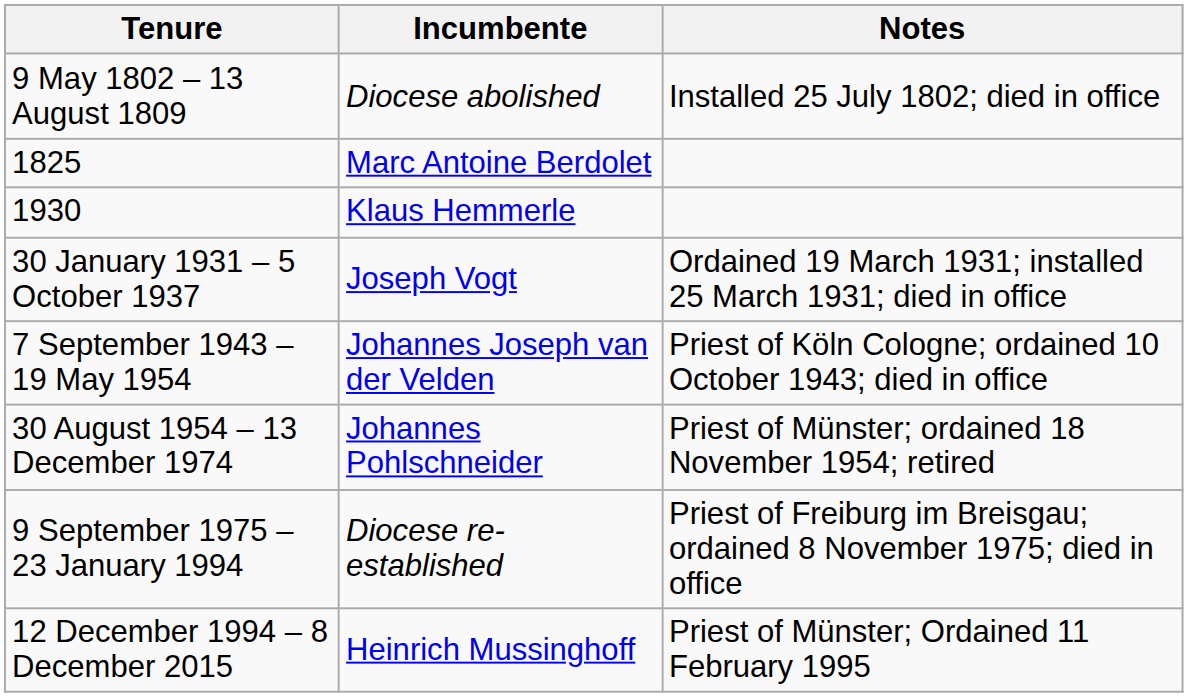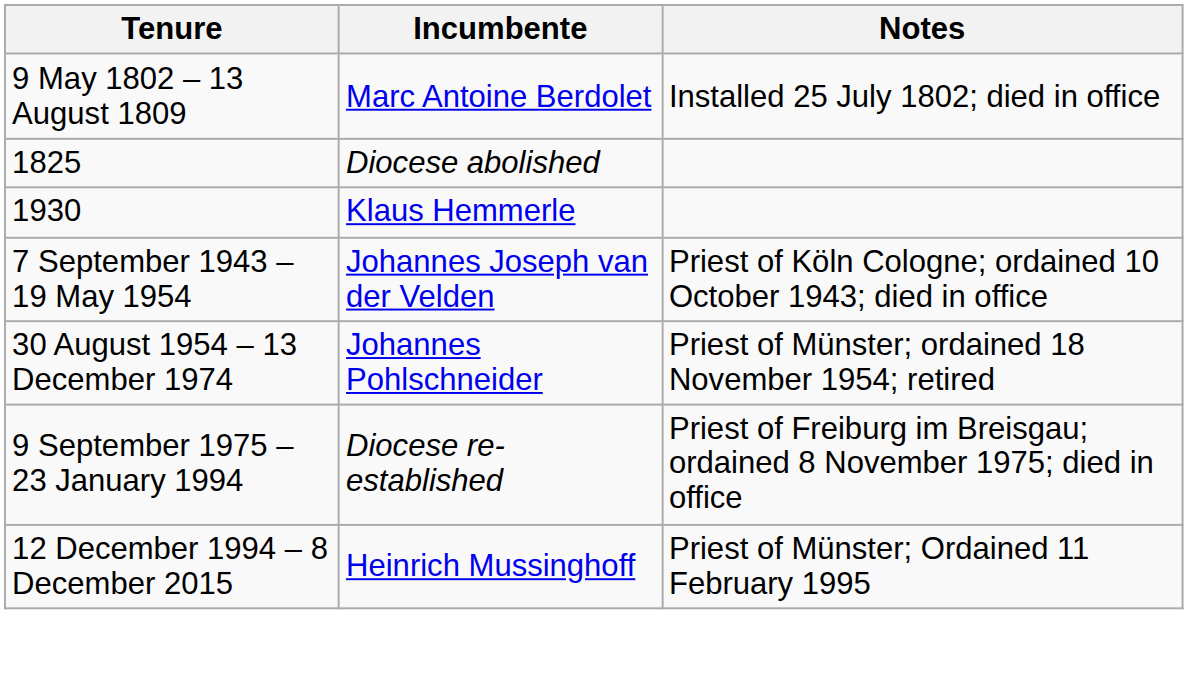(473, 95) Diocese abolished -> (499, 95) Marc Antoine Berdolet
(499, 162) Marc Antoine Berdolet -> (473, 162) Diocese abolished
- row: (154, 278)
